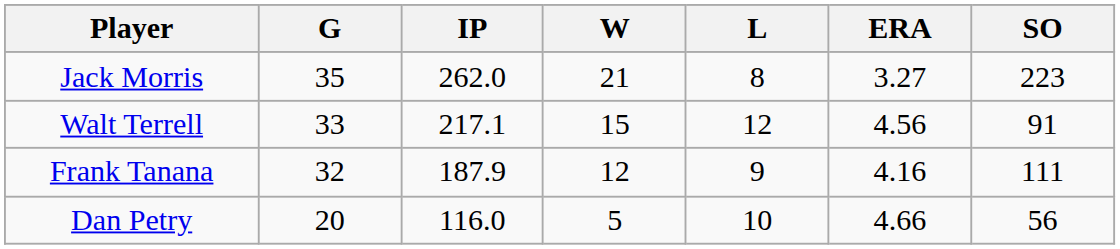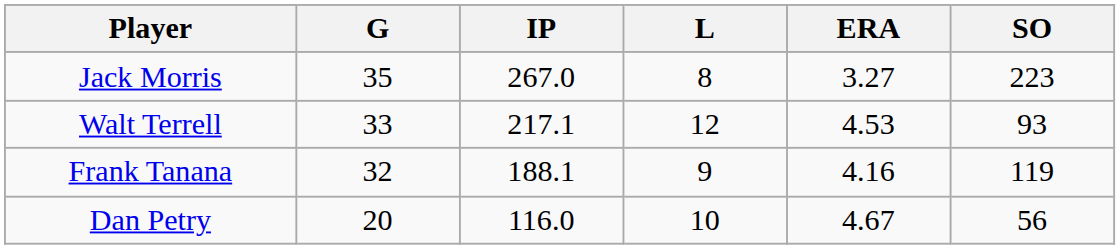- column: (615, 28)
(472, 76) 262.0 -> (541, 76) 267.0
(900, 123) 4.56 -> (868, 123) 4.53
(1043, 123) 91 -> (1032, 123) 93
(472, 171) 187.9 -> (541, 171) 188.1
(1043, 171) 111 -> (1032, 171) 119
(900, 219) 4.66 -> (868, 219) 4.67
